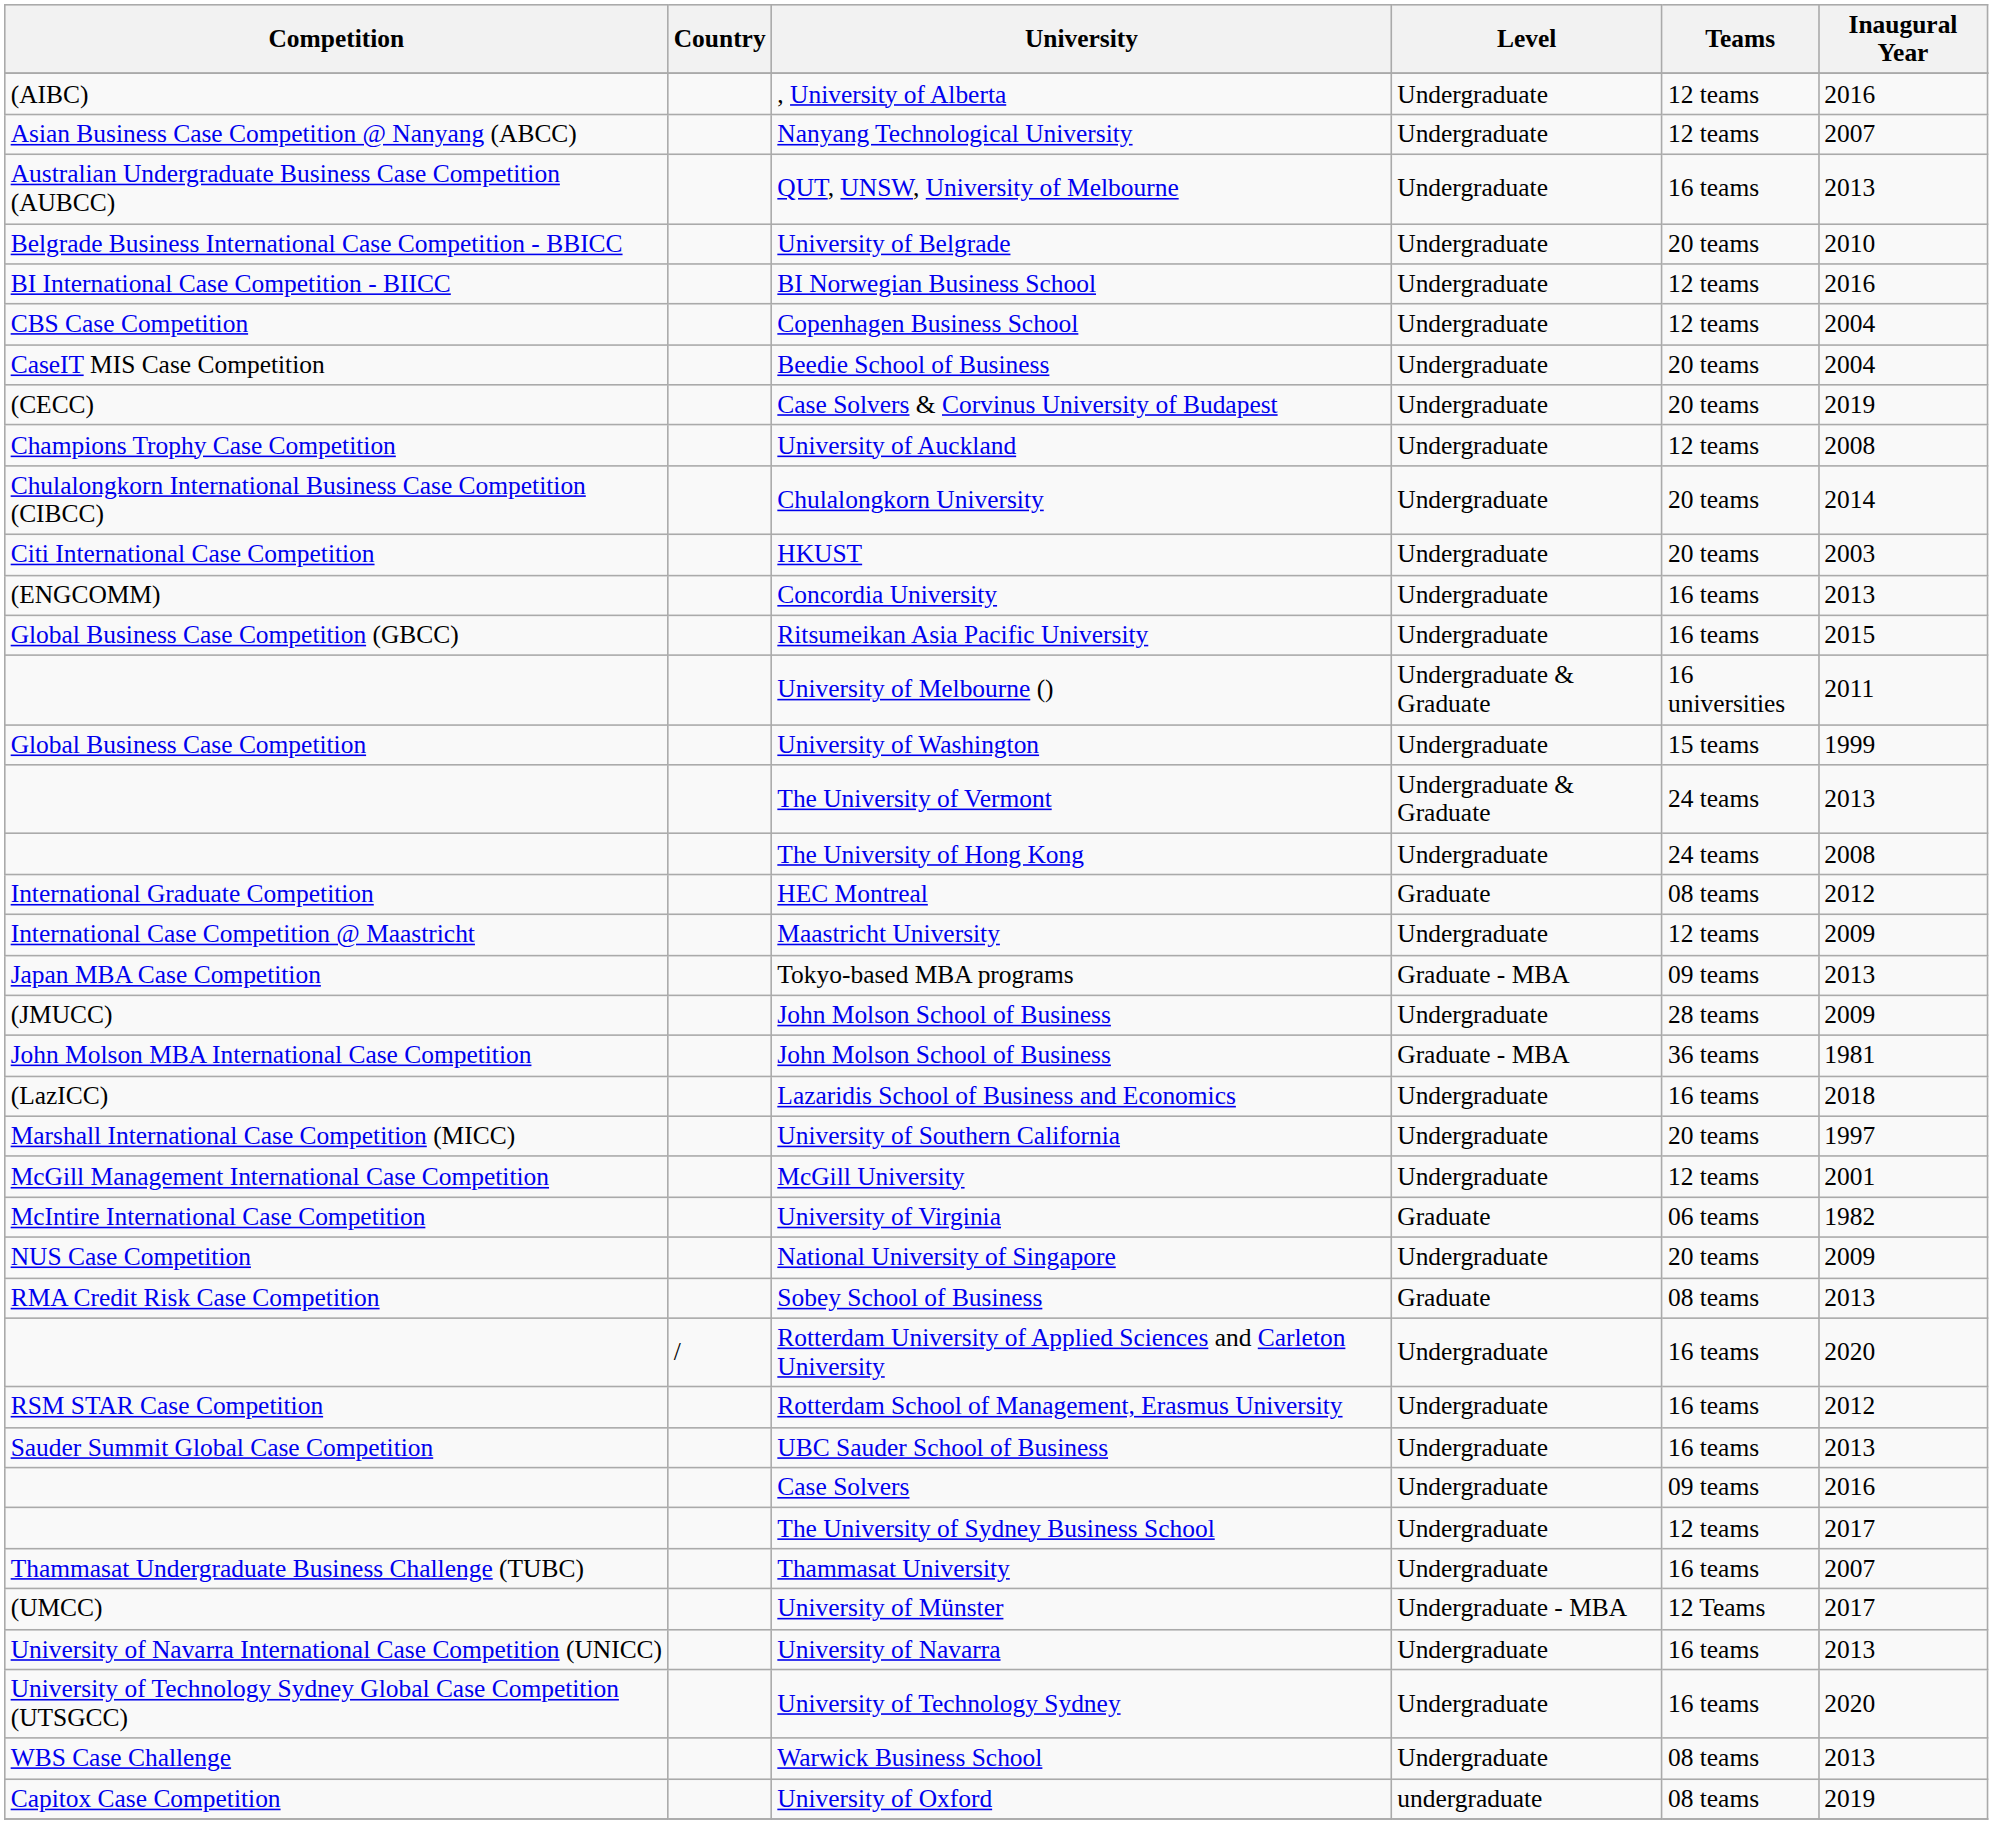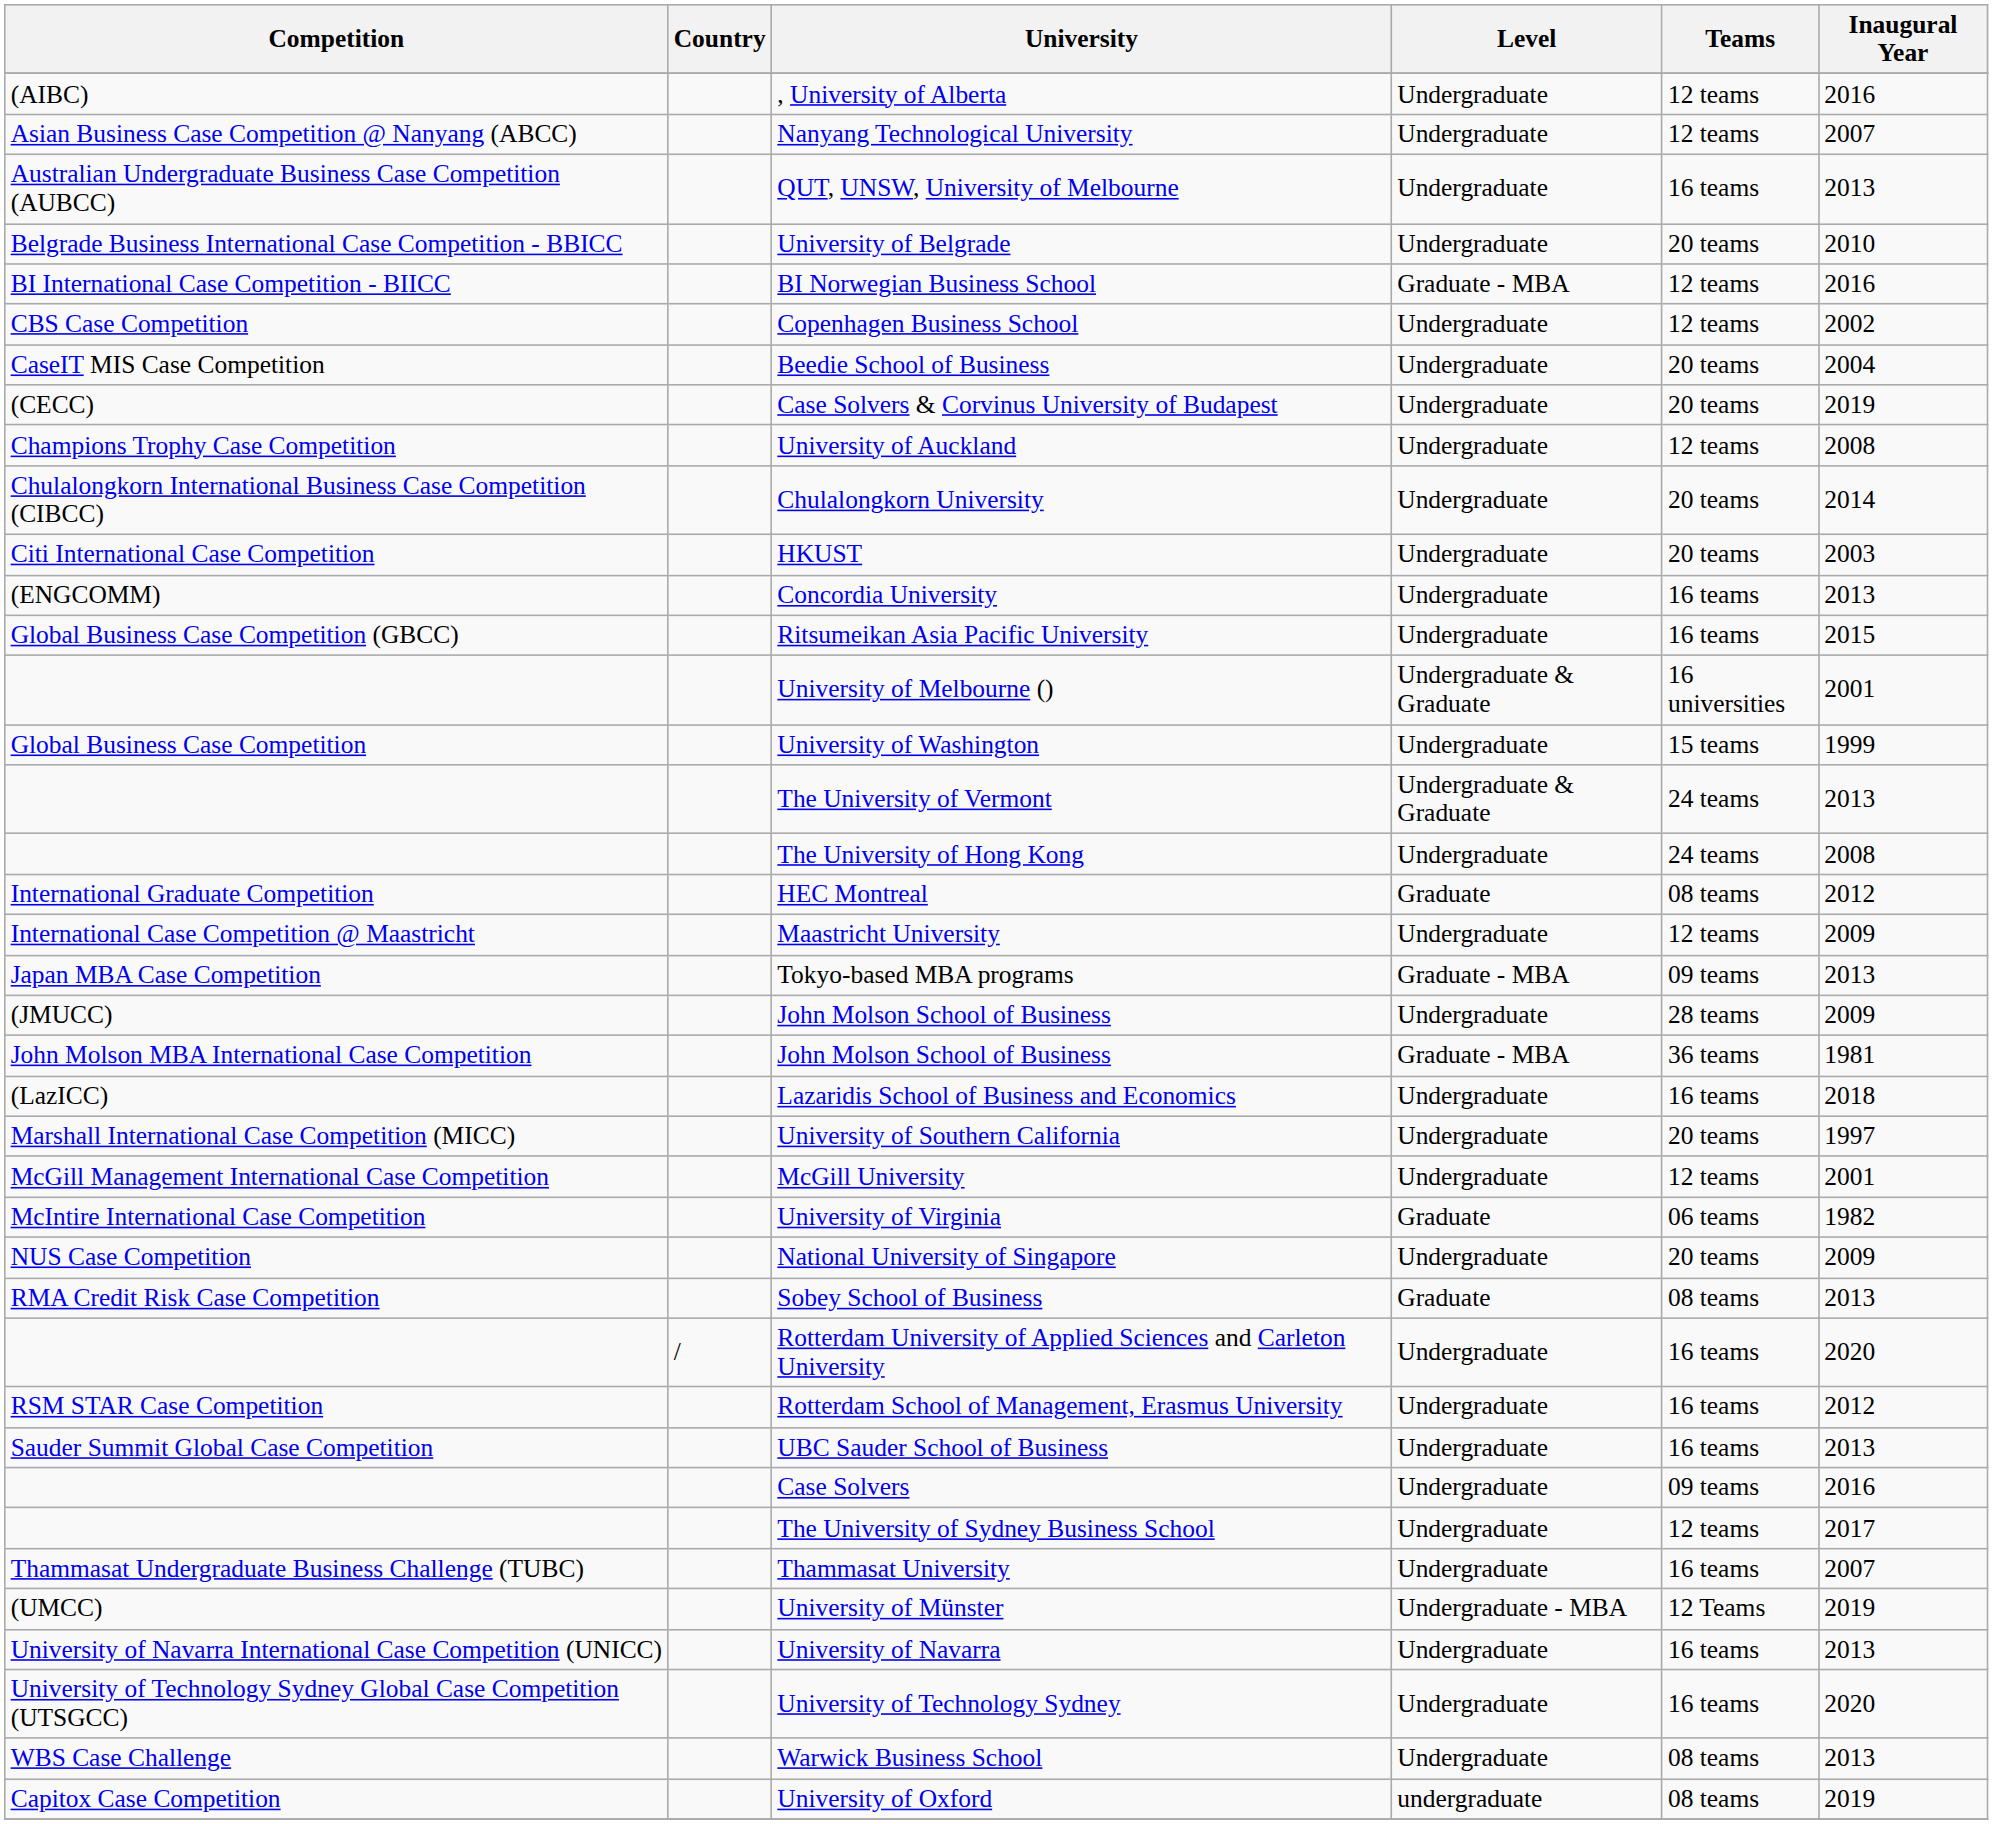(1473, 283) Undergraduate -> (1483, 283) Graduate - MBA
(1850, 323) 2004 -> (1850, 323) 2002
(1849, 689) 2011 -> (1850, 689) 2001
(1850, 1608) 2017 -> (1850, 1608) 2019
